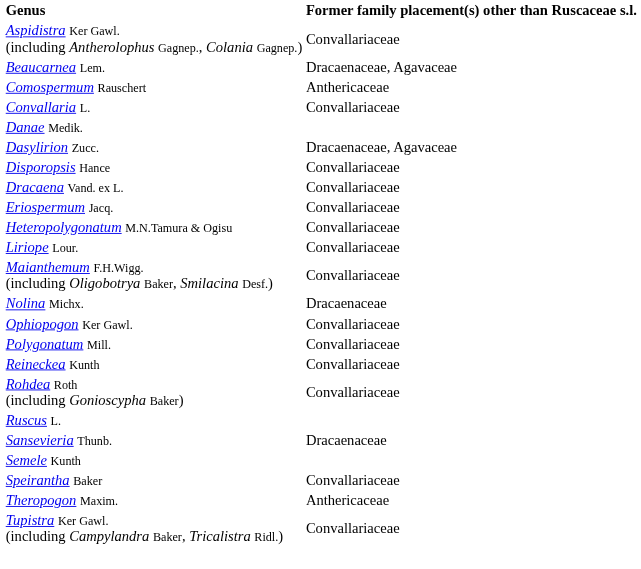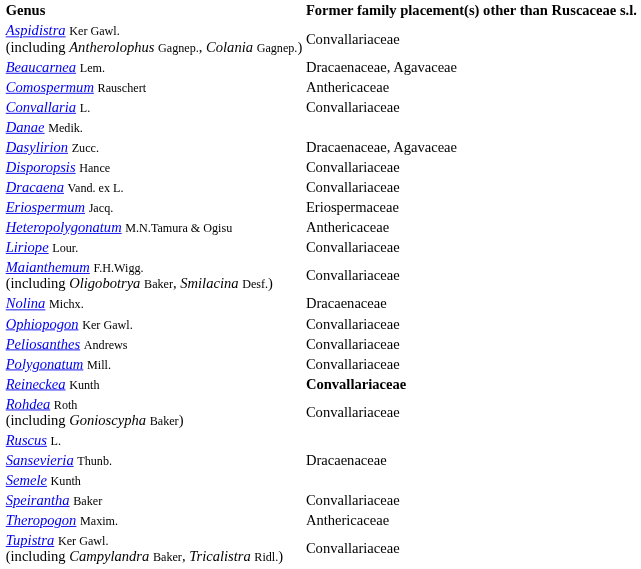(353, 207) Convallariaceae -> (352, 207) Eriospermaceae
(353, 227) Convallariaceae -> (348, 227) Anthericaceae
+ row: (67, 344)
(353, 364) normal -> (356, 384) bold
